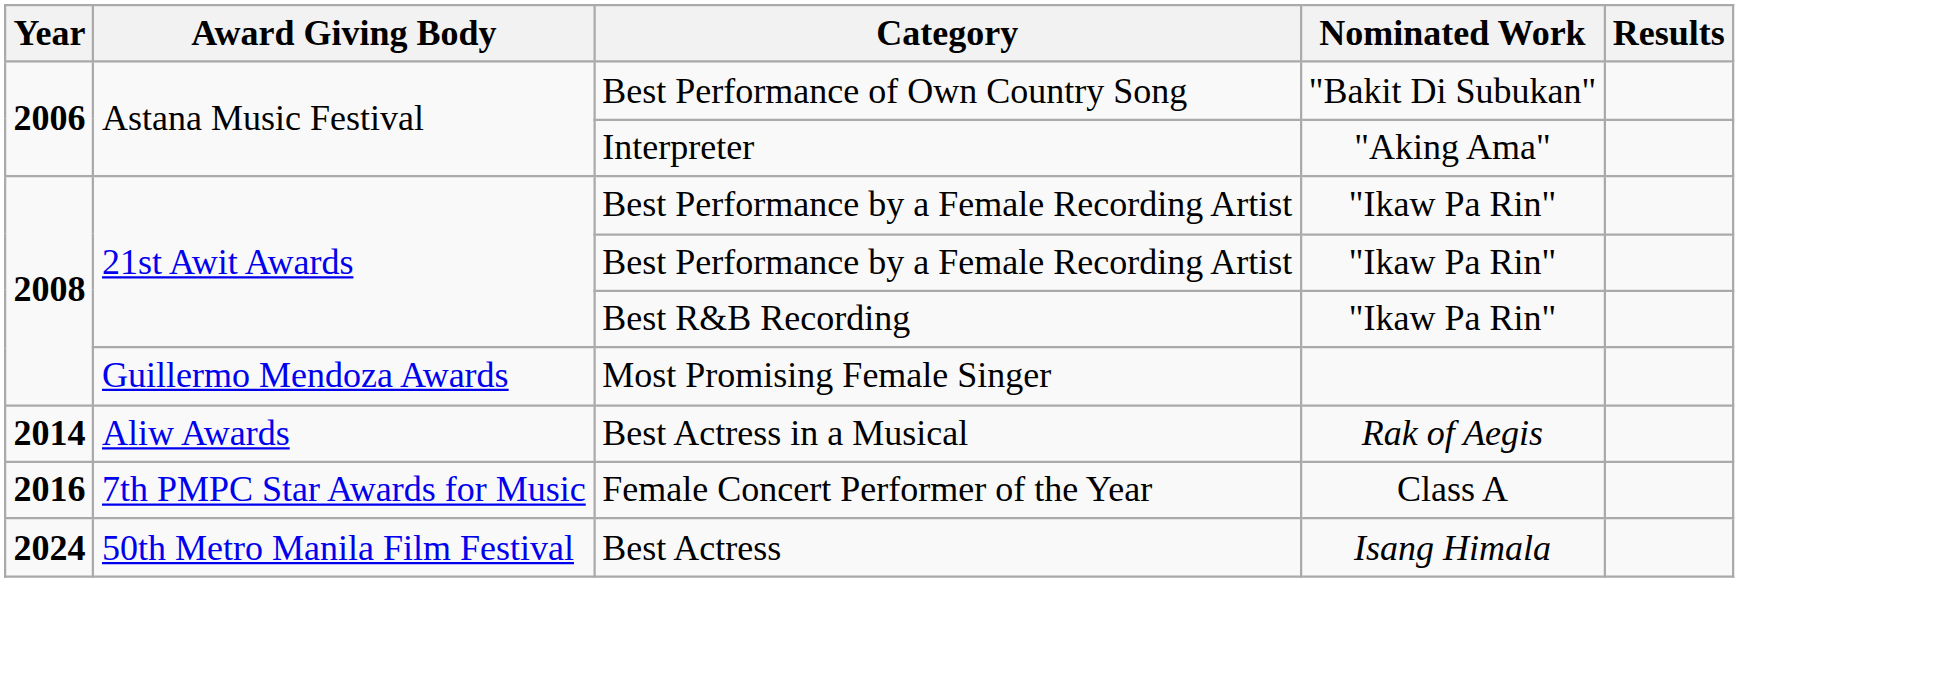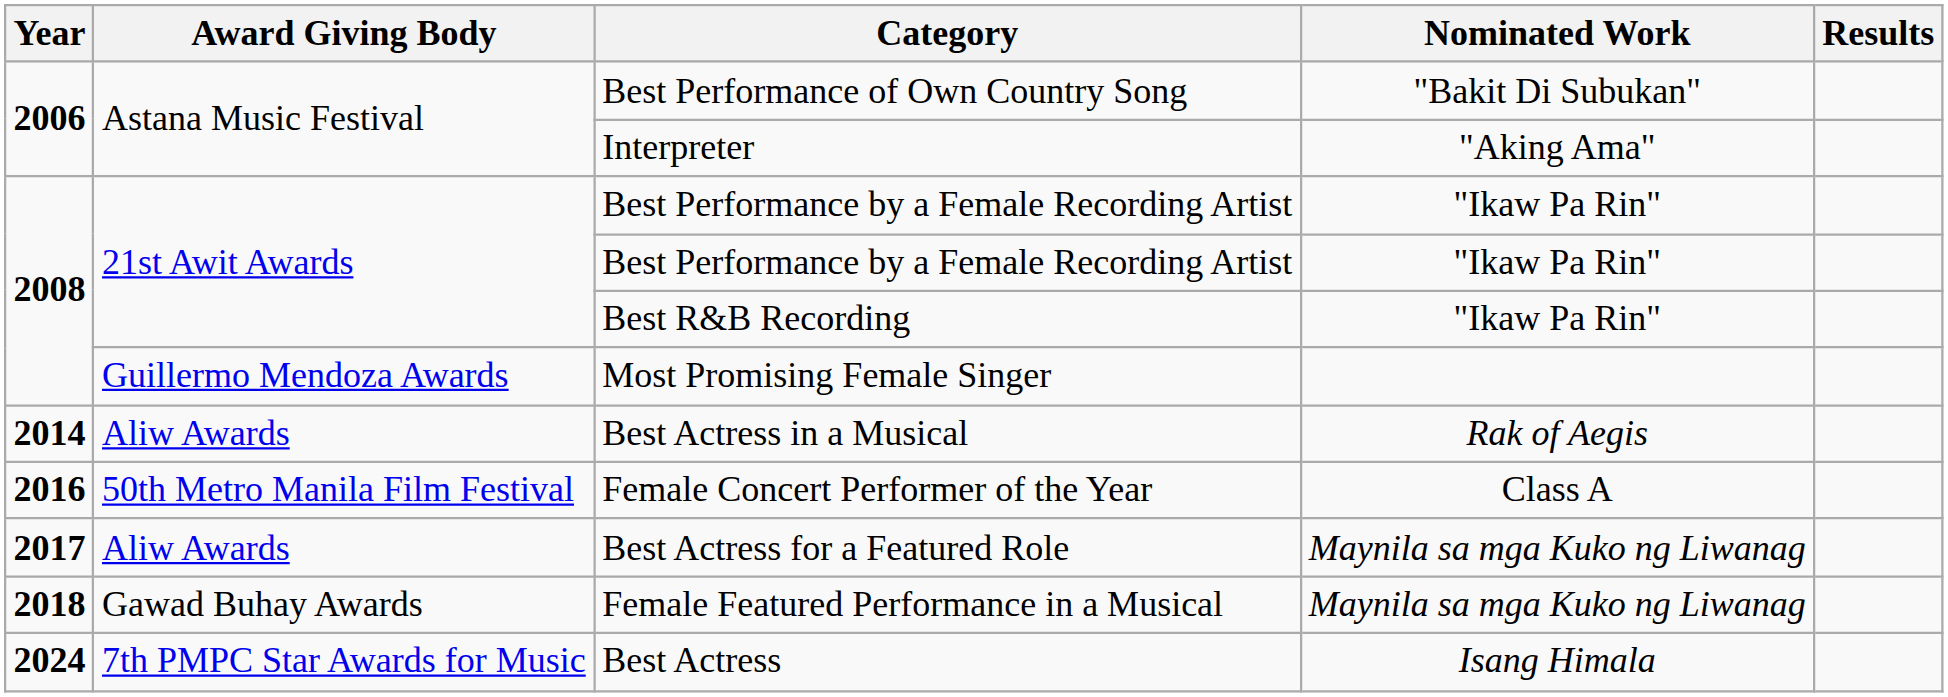(344, 489) 7th PMPC Star Awards for Music -> (338, 489) 50th Metro Manila Film Festival
+ row: (836, 546)
+ row: (913, 603)
(338, 546) 50th Metro Manila Film Festival -> (344, 661) 7th PMPC Star Awards for Music
